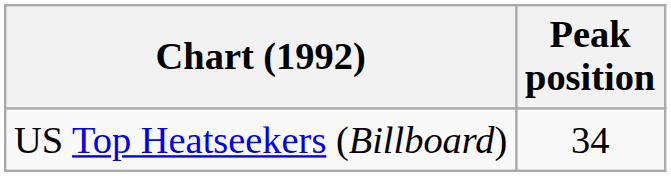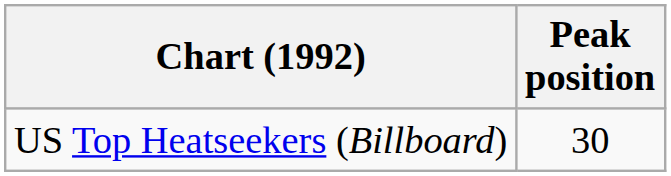(590, 139) 34 -> (590, 139) 30
